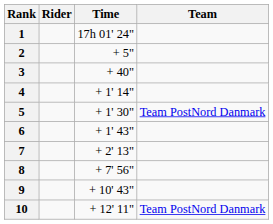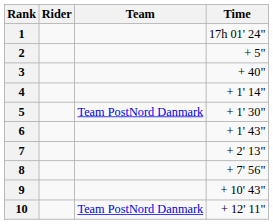columns swapped: (203, 14) <-> (106, 14)
